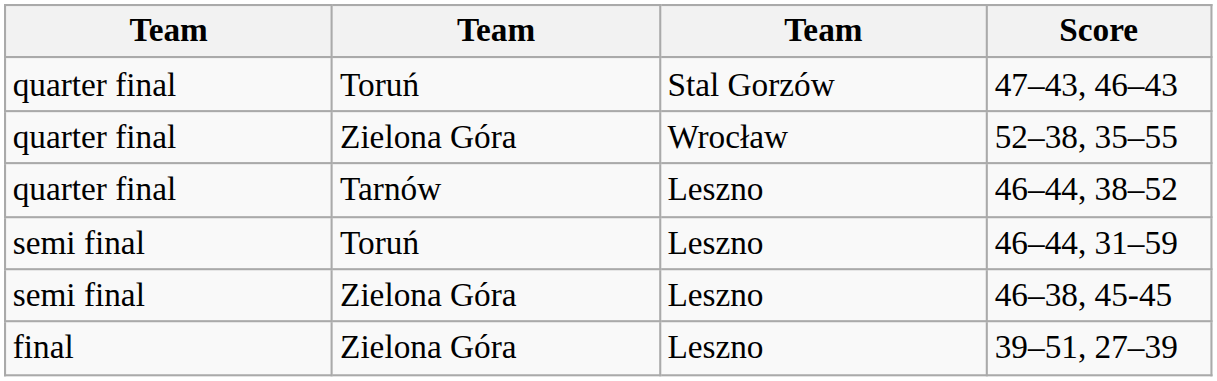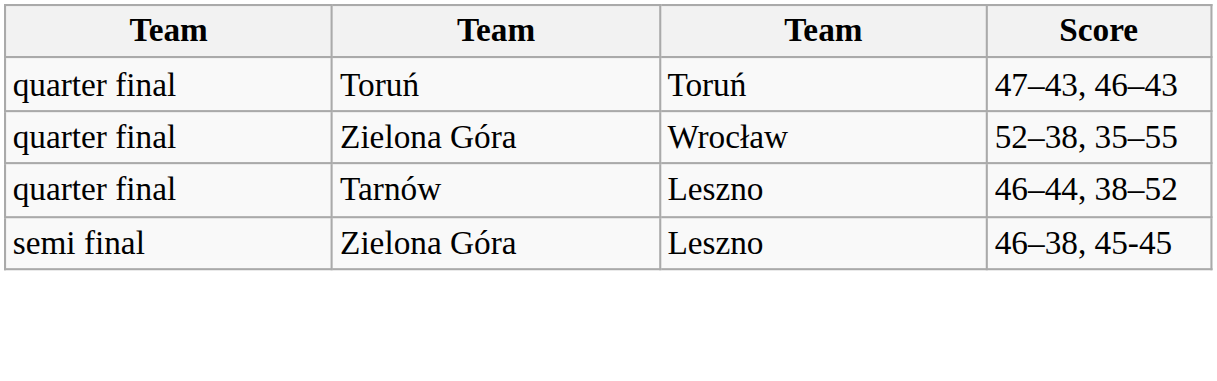(751, 83) Stal Gorzów -> (707, 83) Toruń
- row: (1086, 242)
- row: (1086, 347)
